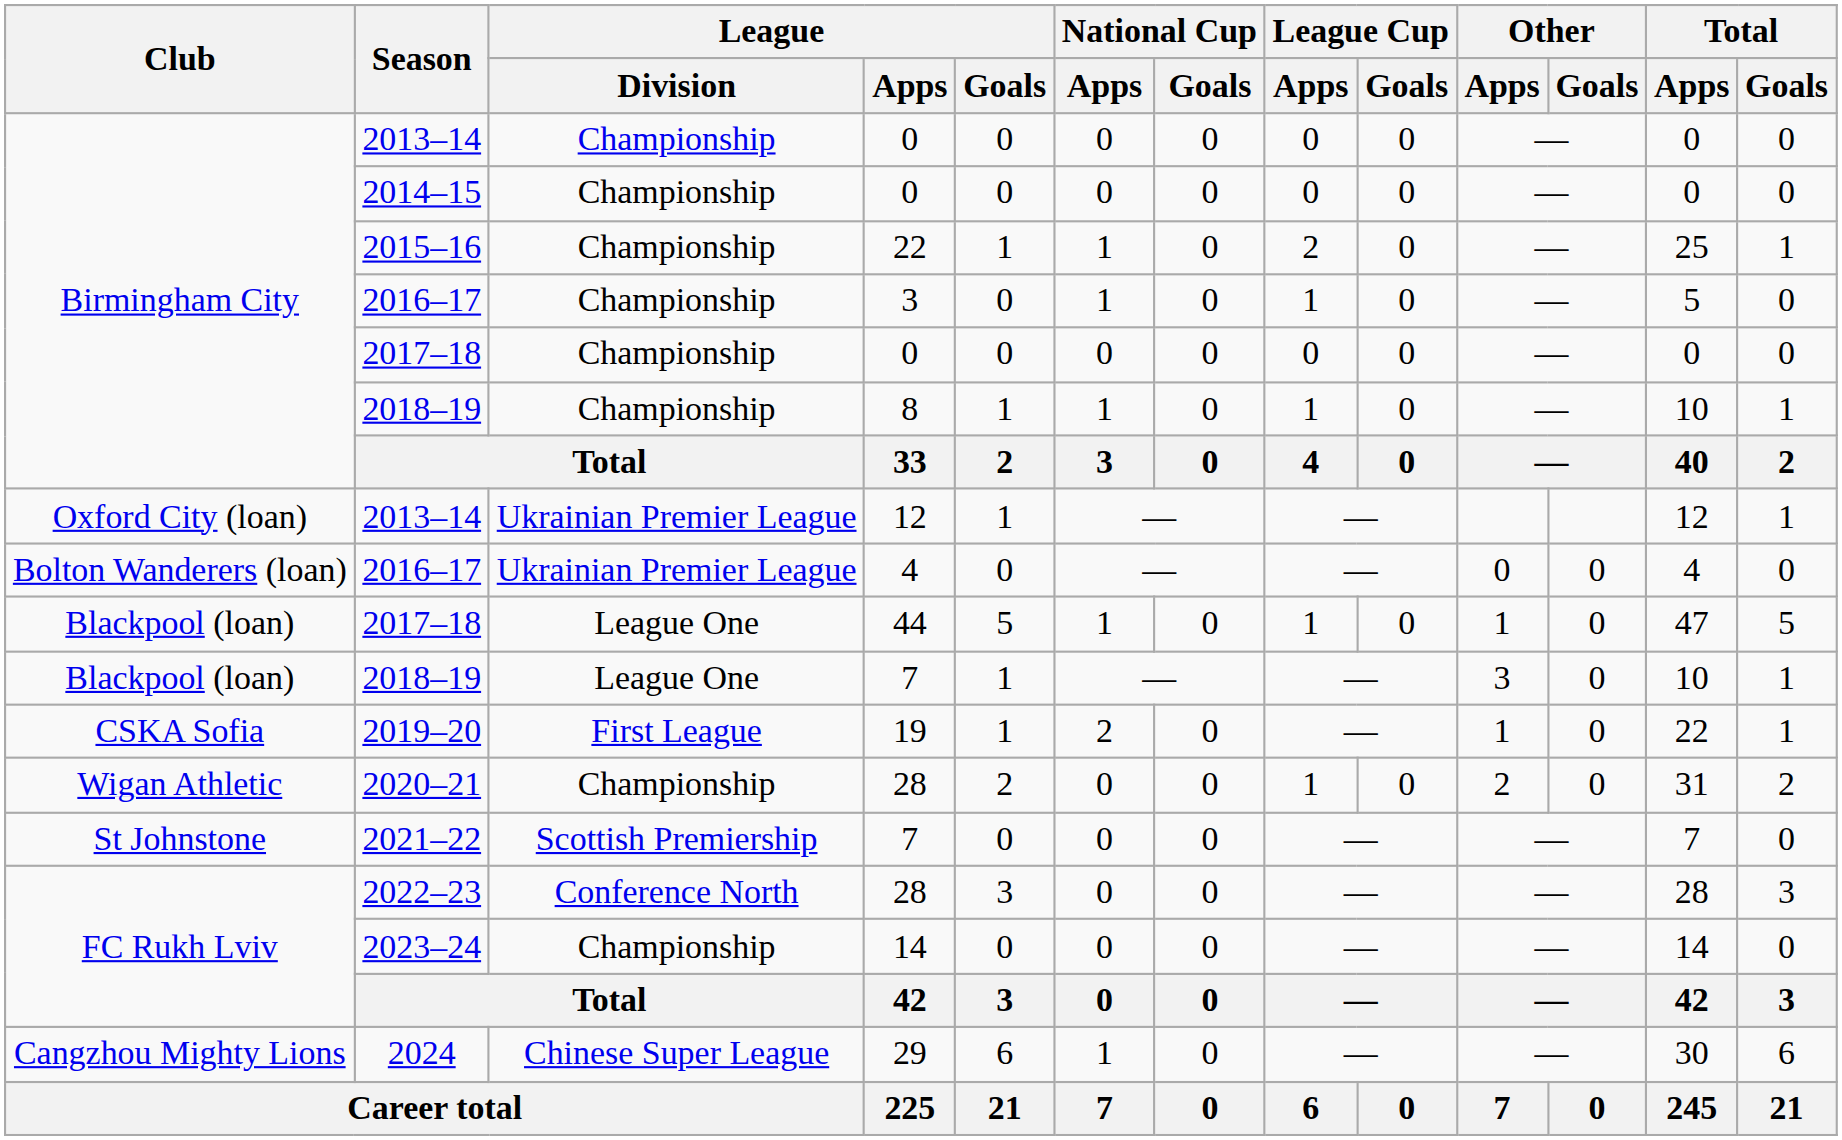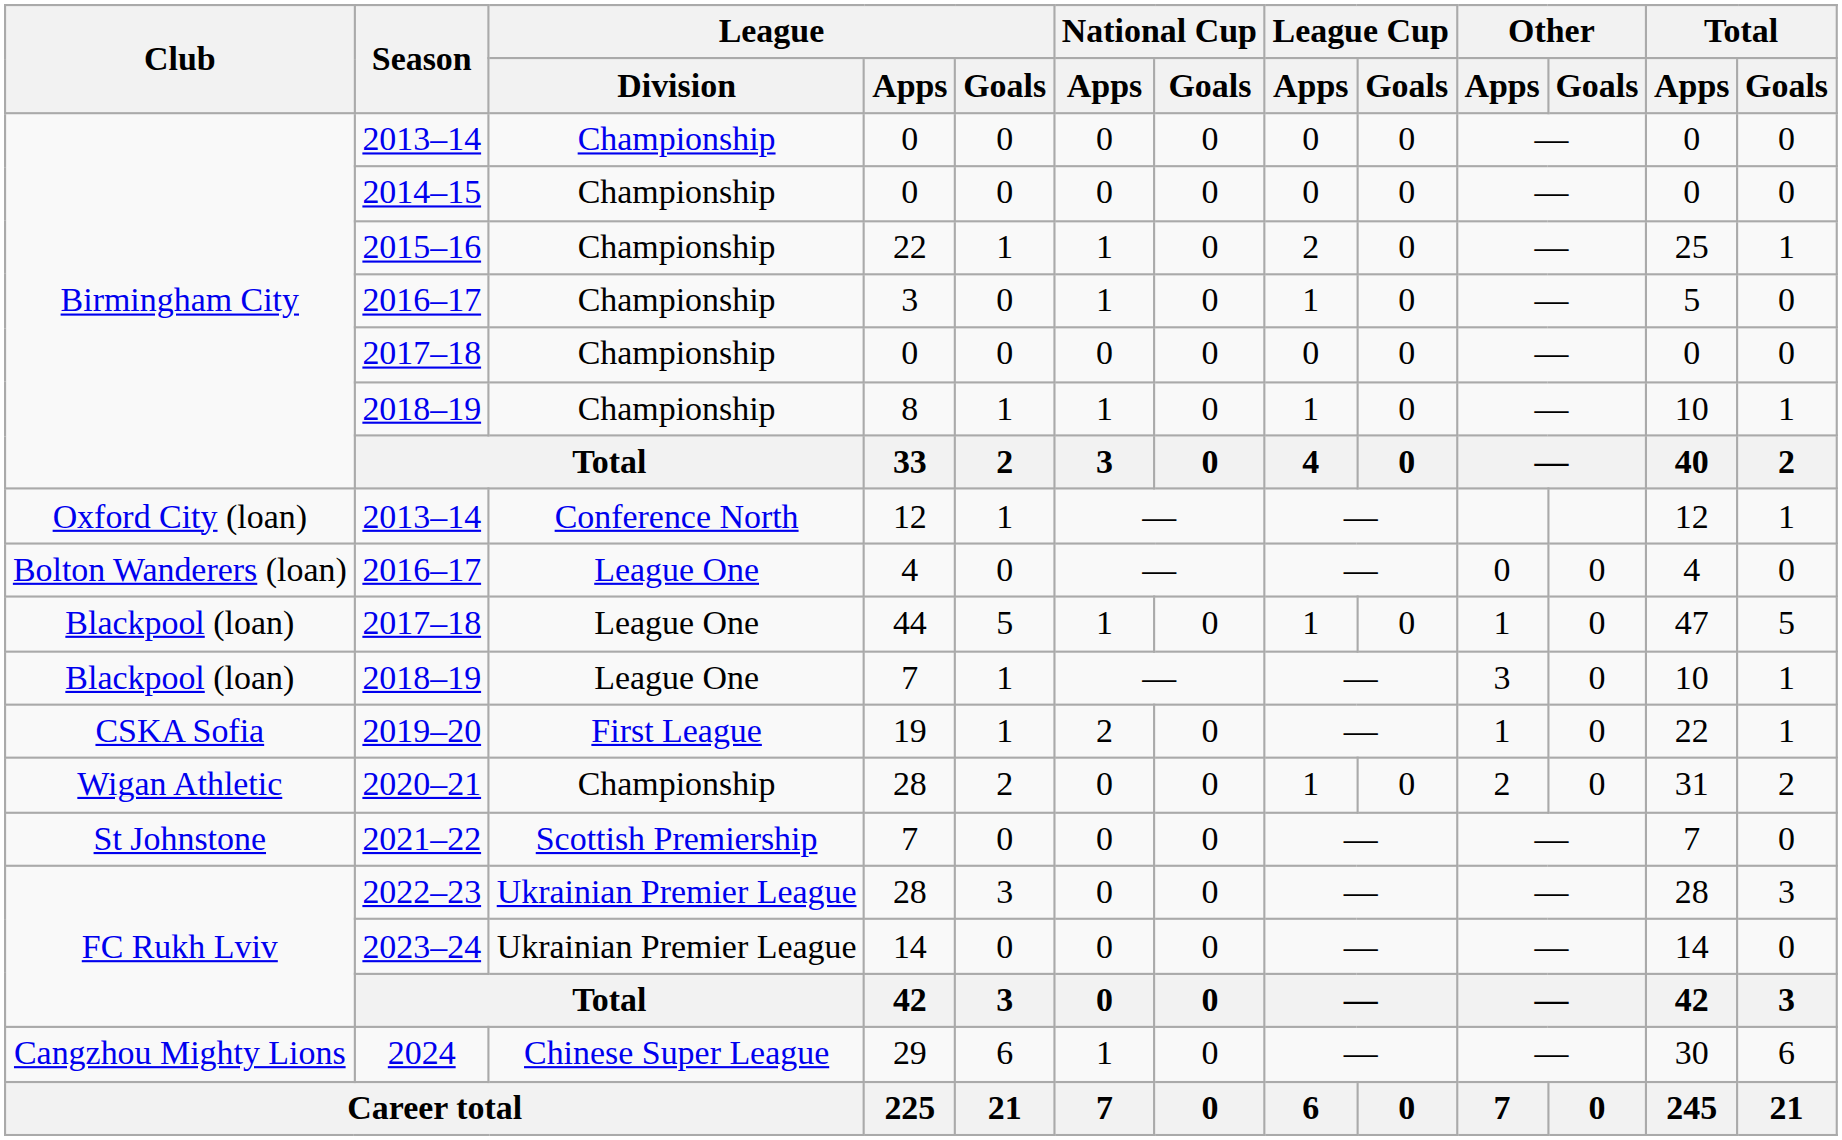(677, 515) Ukrainian Premier League -> (677, 515) Conference North
(677, 569) Ukrainian Premier League -> (677, 569) League One
(677, 892) Conference North -> (677, 892) Ukrainian Premier League
(677, 945) Championship -> (677, 945) Ukrainian Premier League
